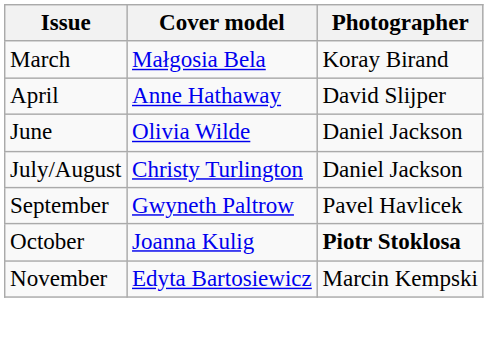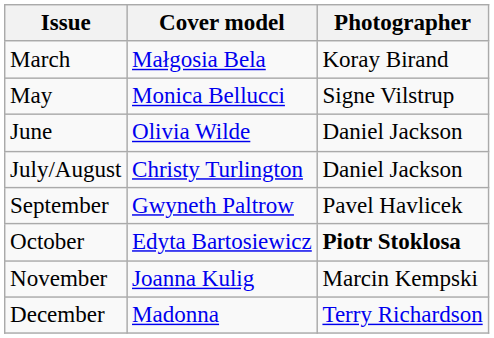- row: (34, 95)
+ row: (31, 95)
(193, 242) Joanna Kulig -> (222, 242) Edyta Bartosiewicz
(222, 278) Edyta Bartosiewicz -> (193, 278) Joanna Kulig
+ row: (57, 315)
